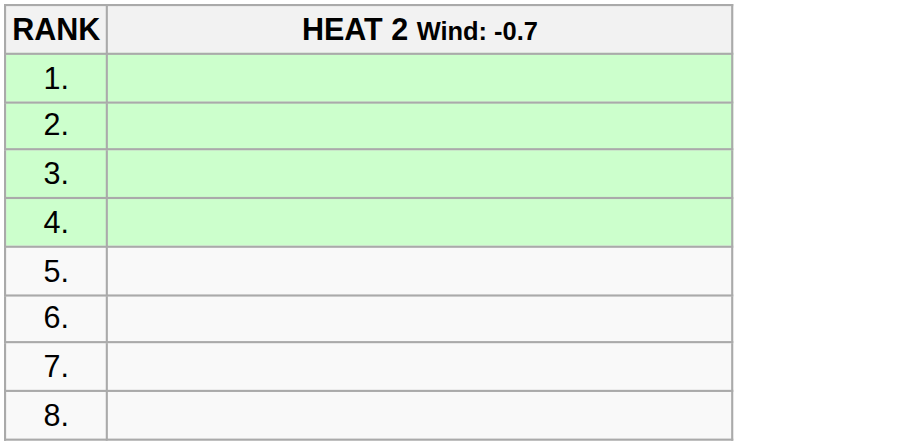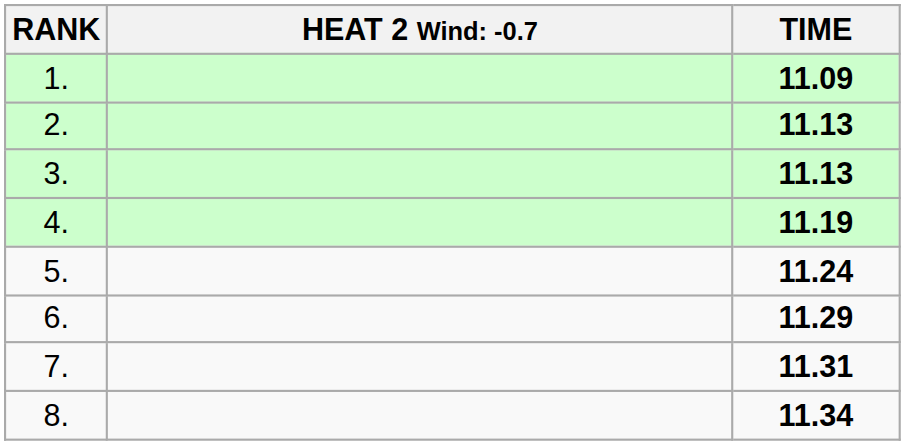+ column: (816, 30)
